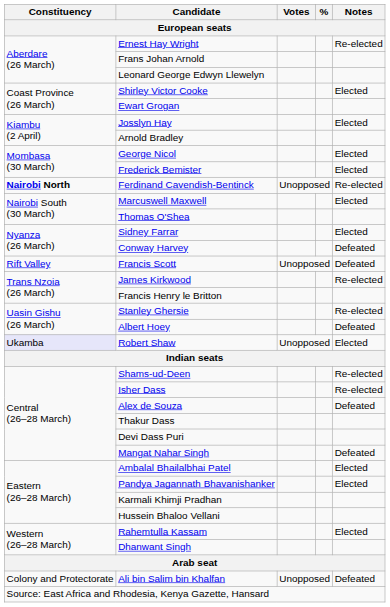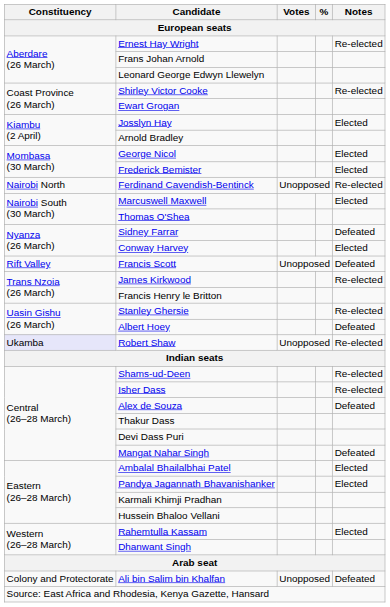(351, 91) Elected -> (359, 91) Re-elected
(38, 185) bold -> (36, 185) normal
(351, 232) Elected -> (355, 232) Defeated
(355, 248) Defeated -> (351, 248) Elected
(351, 342) Elected -> (359, 342) Re-elected
